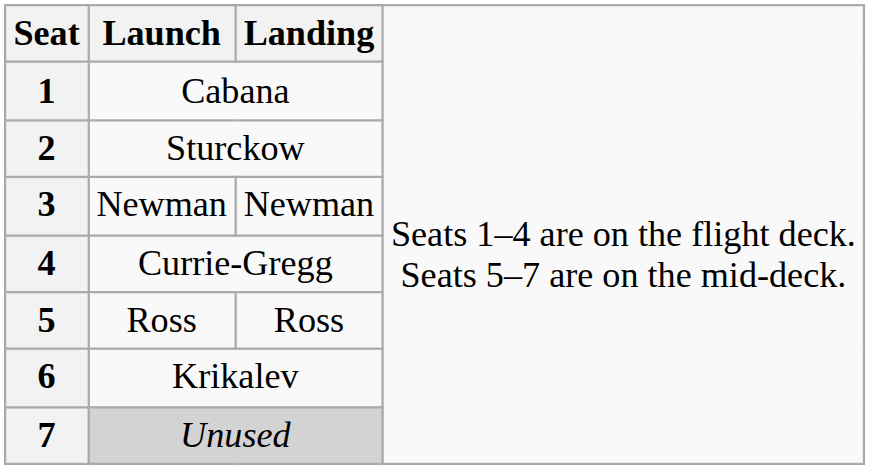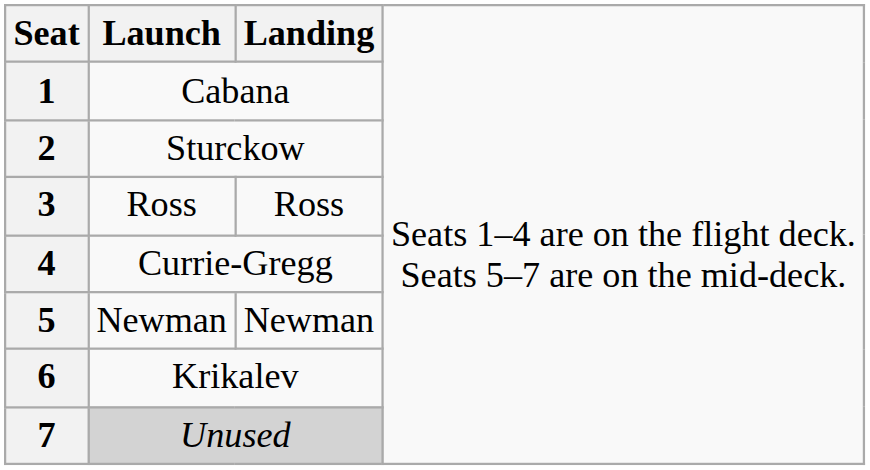(162, 205) Newman -> (162, 205) Ross
(309, 205) Newman -> (309, 205) Ross
(162, 319) Ross -> (162, 319) Newman
(309, 319) Ross -> (309, 319) Newman
